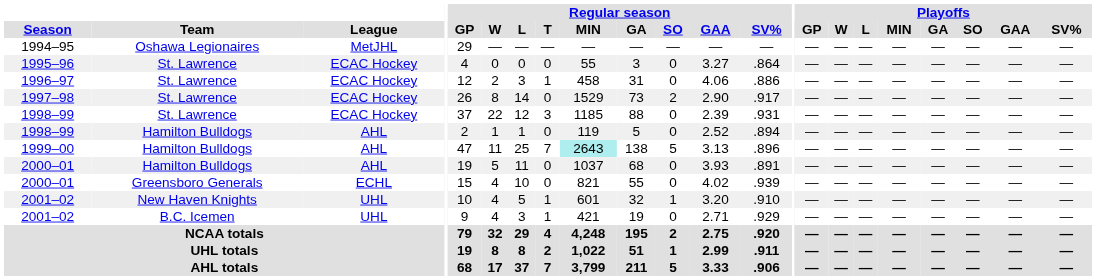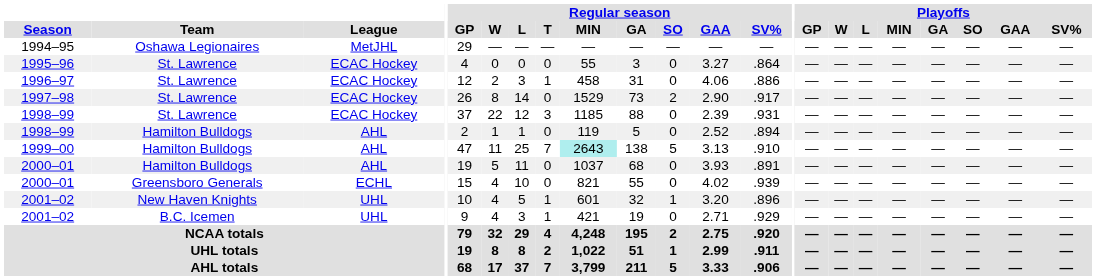(767, 148) .896 -> (767, 148) .910
(767, 199) .910 -> (767, 199) .896
